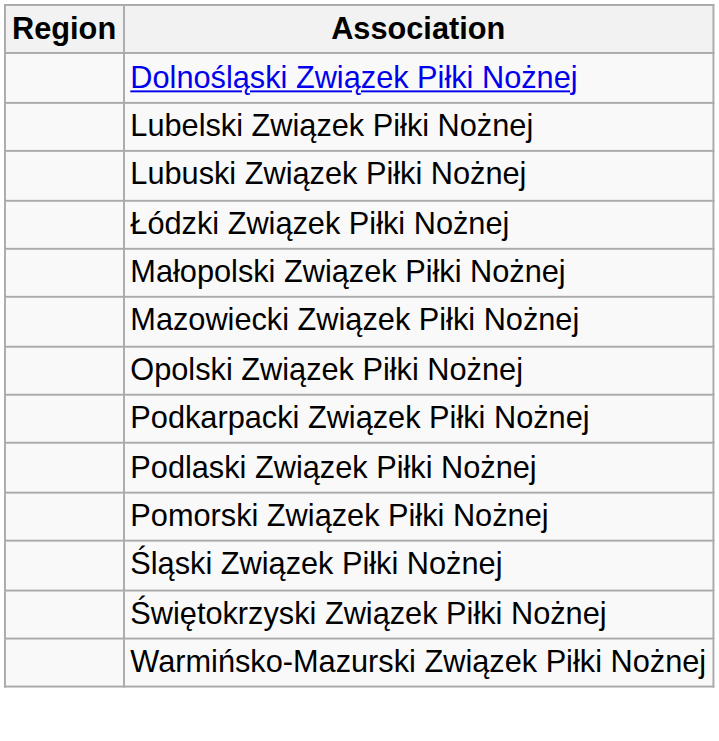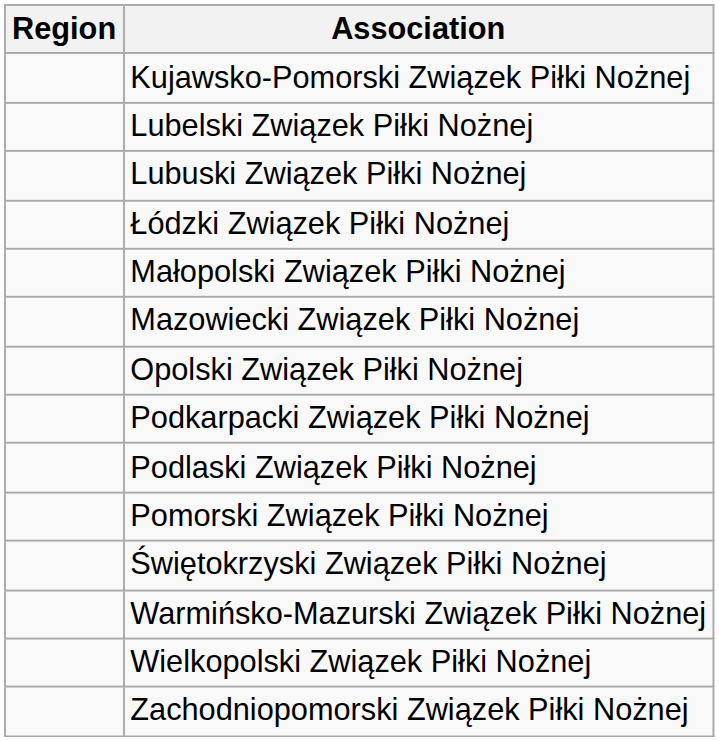- row: (354, 77)
+ row: (410, 77)
- row: (316, 564)
+ row: (361, 662)
+ row: (409, 710)
